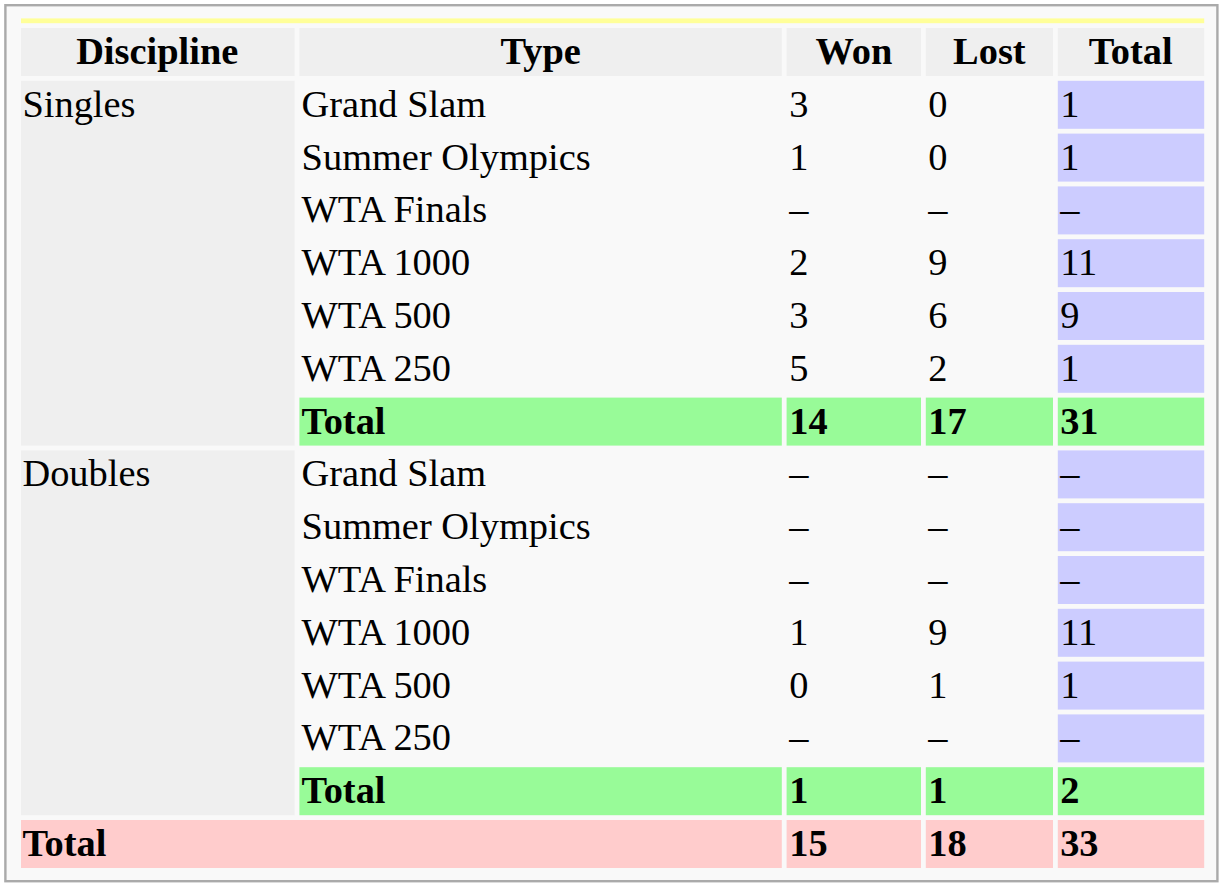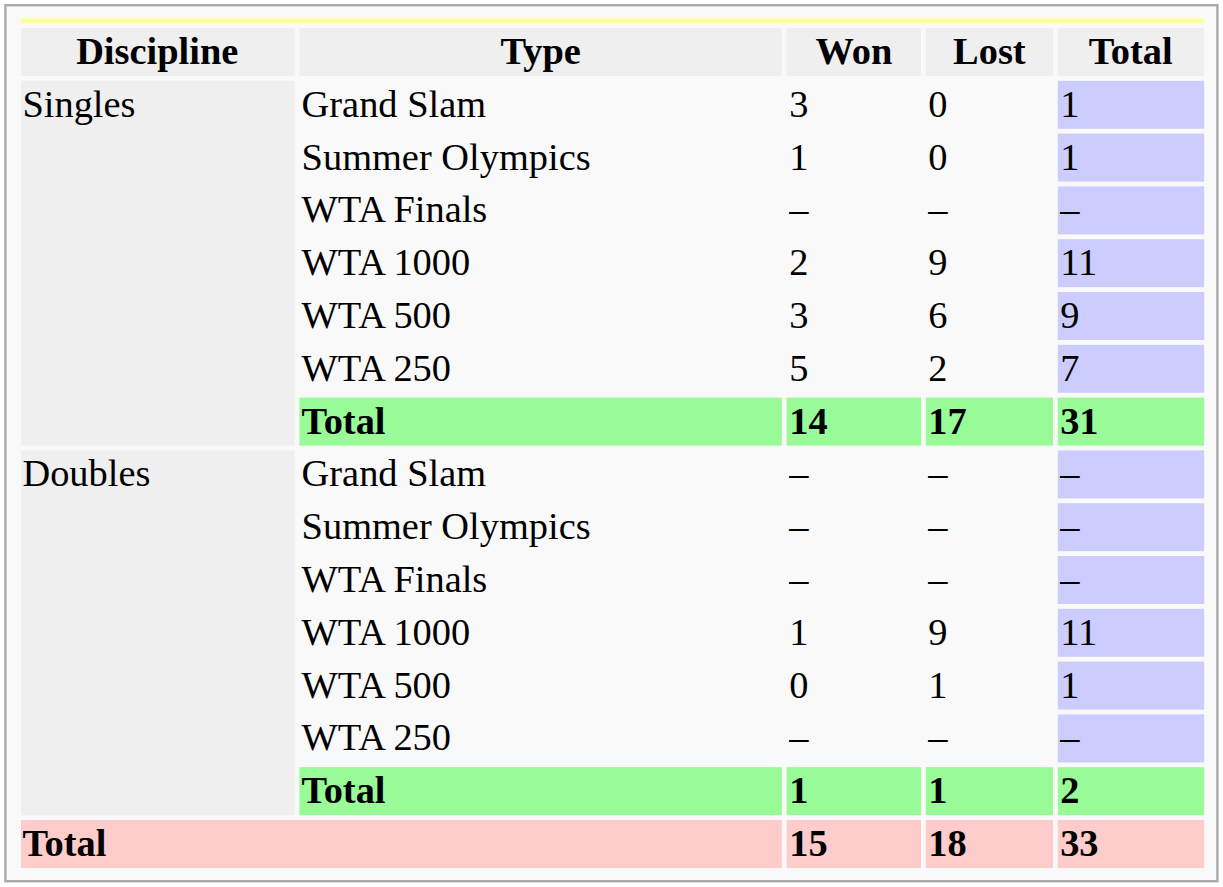(1070, 368) 1 -> (1070, 368) 7
